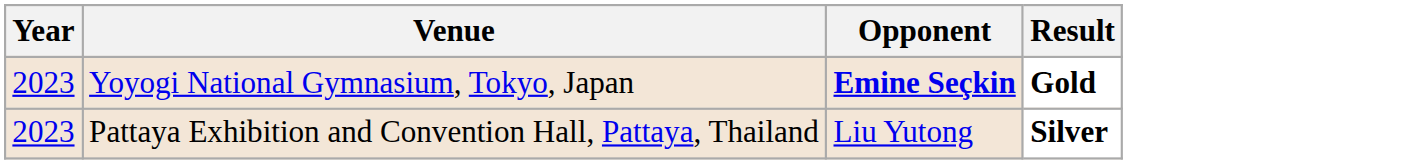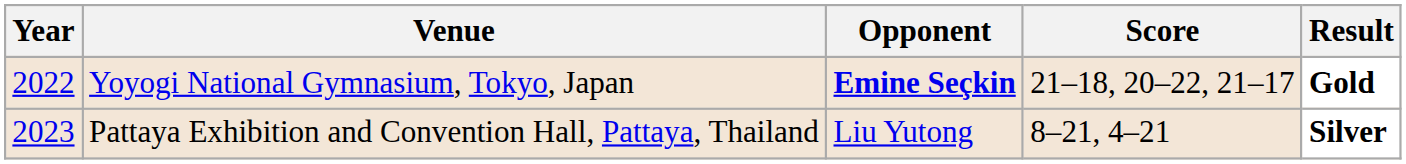+ column: (1162, 30)
(43, 81) 2023 -> (43, 81) 2022
